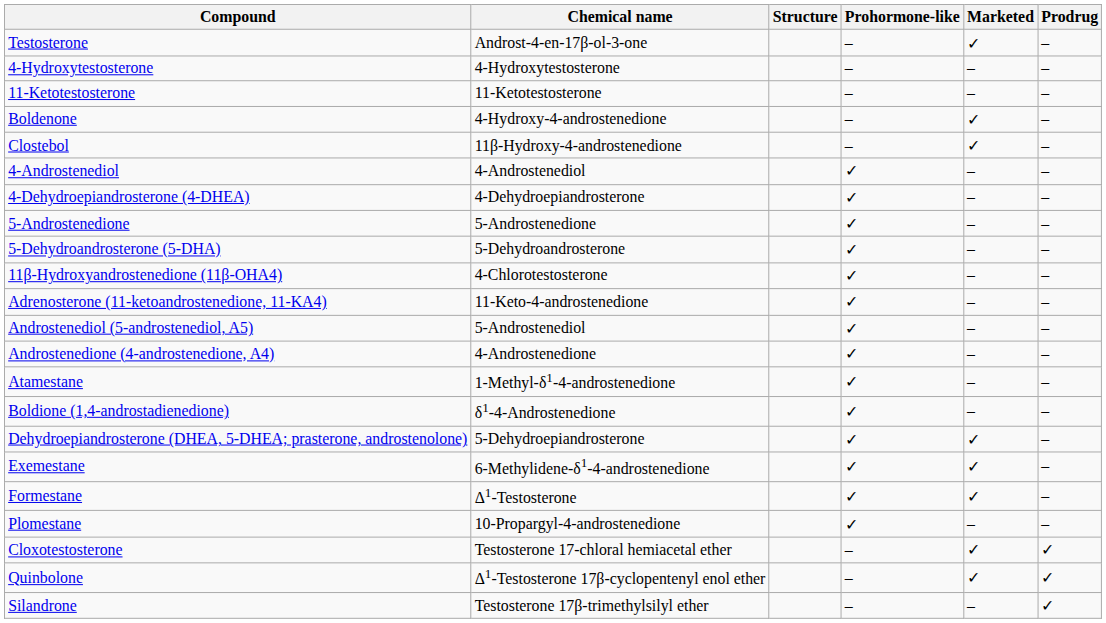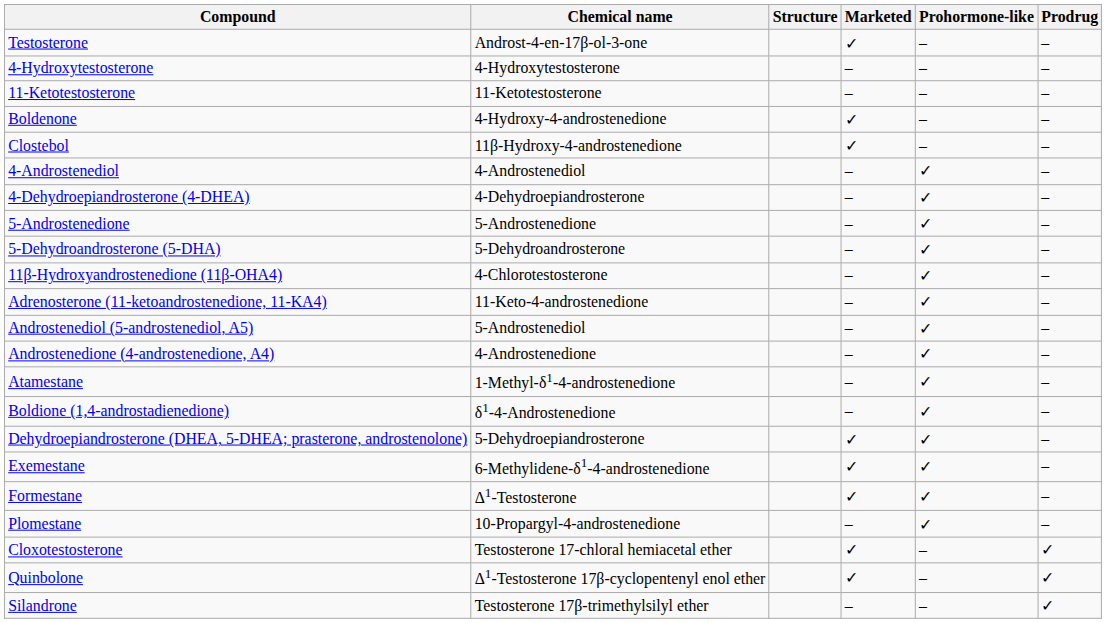columns swapped: (1001, 17) <-> (902, 17)
